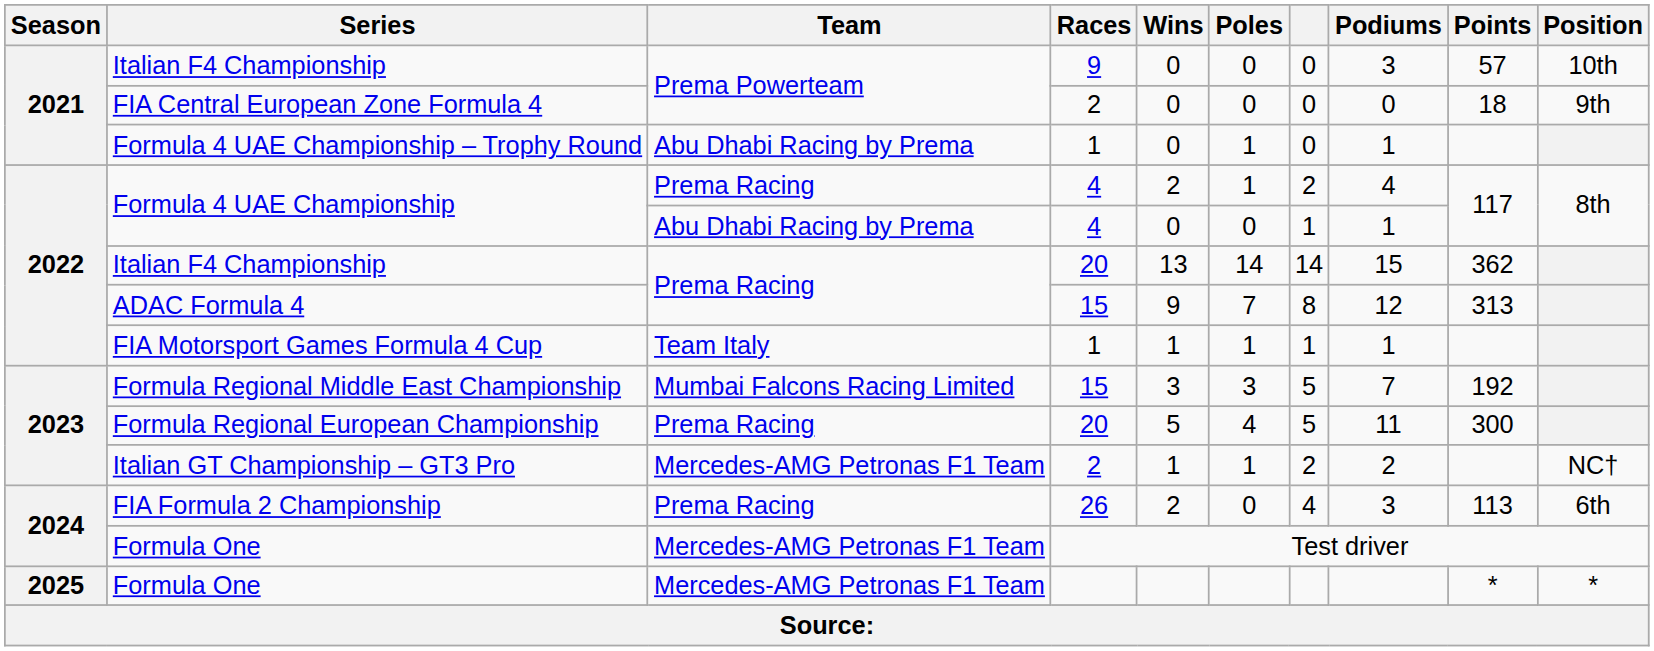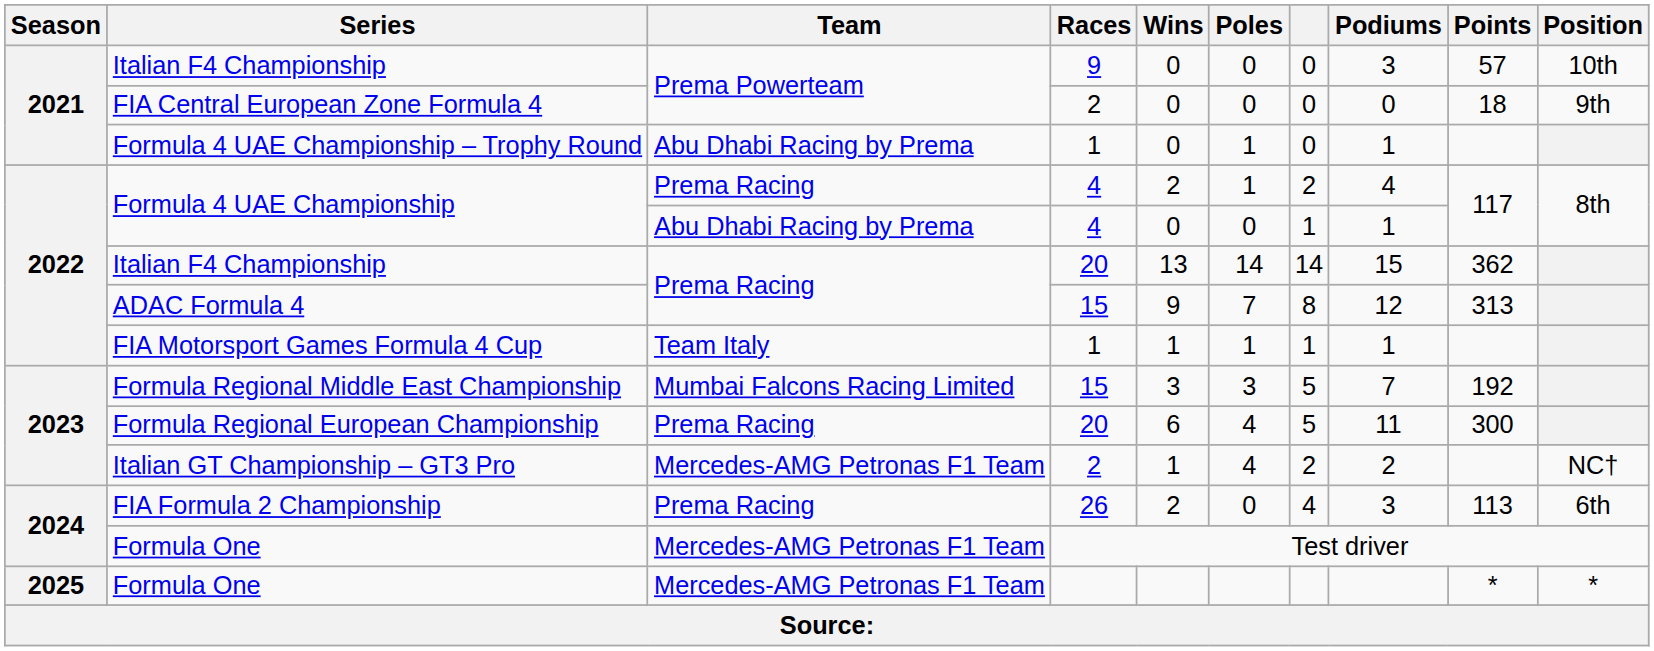(1173, 426) 5 -> (1173, 426) 6
(1249, 466) 1 -> (1249, 466) 4
